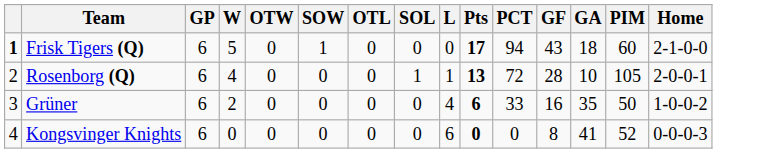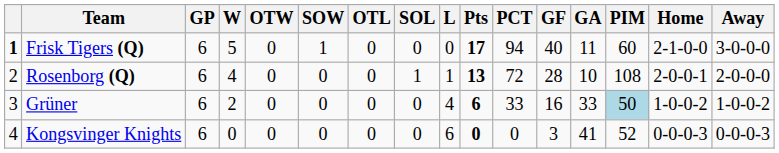+ column: (743, 18)
(553, 47) 43 -> (553, 47) 40
(588, 47) 18 -> (588, 47) 11
(627, 76) 105 -> (627, 76) 108
(588, 104) 35 -> (588, 104) 33
(627, 104) no background -> (627, 104) lightblue background
(553, 133) 8 -> (553, 133) 3
